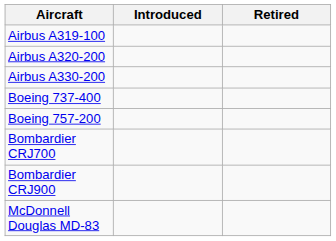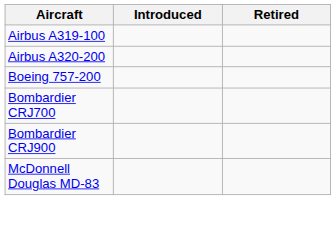- row: (57, 77)
- row: (54, 98)
